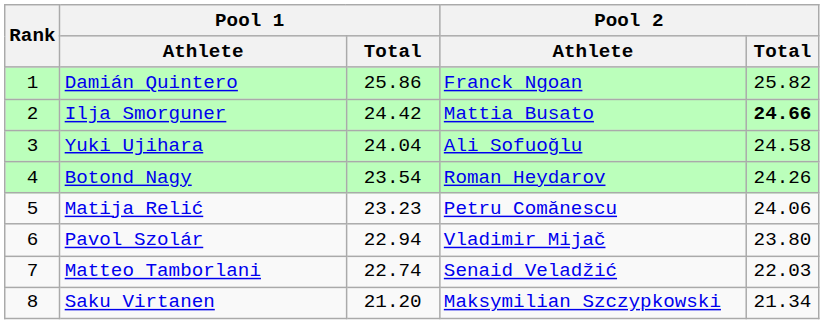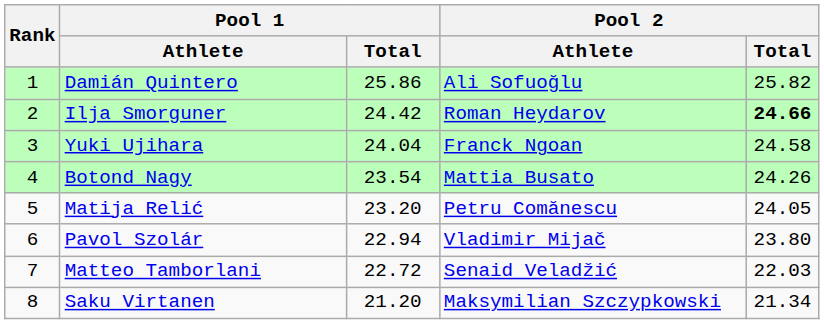(513, 83) Franck Ngoan -> (513, 83) Ali Sofuoğlu
(519, 114) Mattia Busato -> (525, 114) Roman Heydarov
(513, 146) Ali Sofuoğlu -> (513, 146) Franck Ngoan
(525, 177) Roman Heydarov -> (519, 177) Mattia Busato
(393, 209) 23.23 -> (393, 209) 23.20
(782, 209) 24.06 -> (782, 209) 24.05
(393, 271) 22.74 -> (393, 271) 22.72
